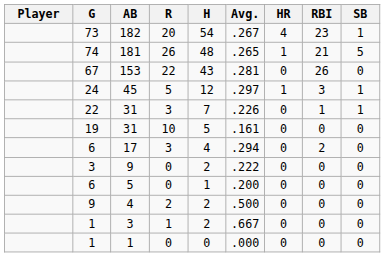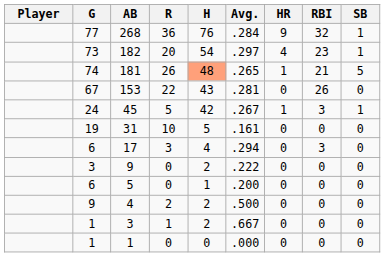+ row: (92, 33)
(245, 33) .267 -> (245, 52) .297
(207, 52) no background -> (207, 71) lightsalmon background
(207, 90) 12 -> (207, 109) 42
(245, 90) .297 -> (245, 109) .267
- row: (92, 109)
(322, 147) 2 -> (322, 147) 3
